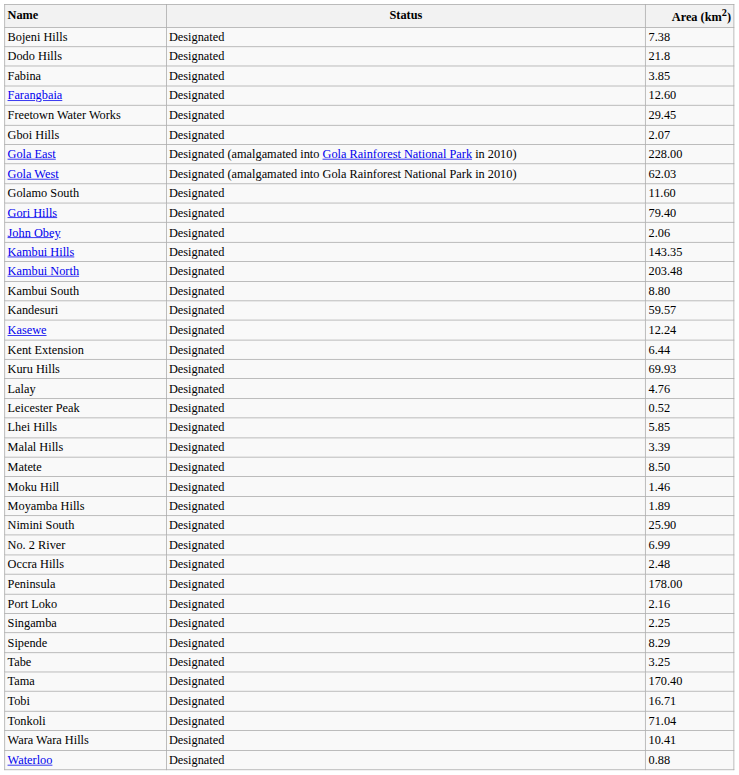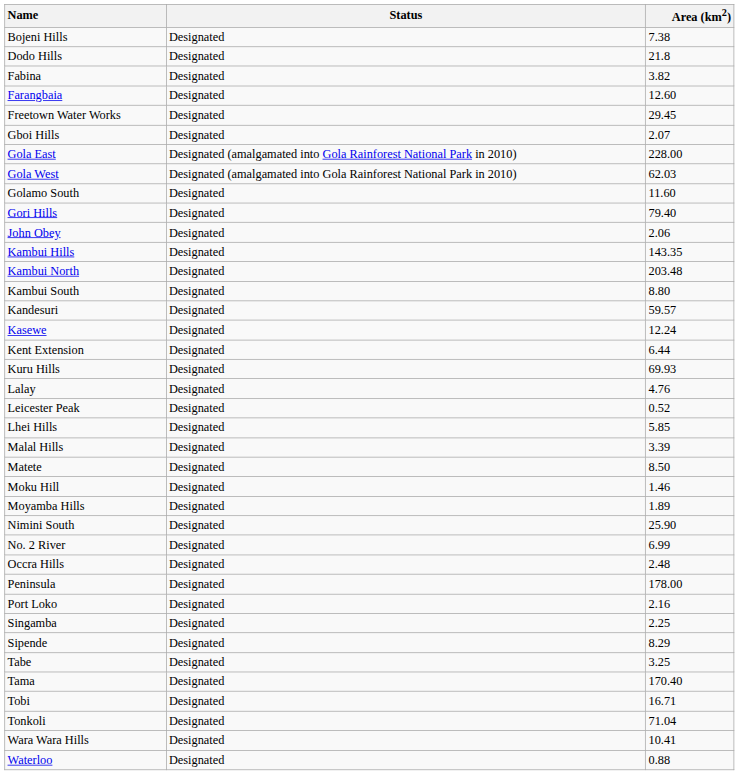(659, 76) 3.85 -> (659, 76) 3.82
